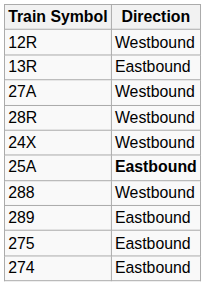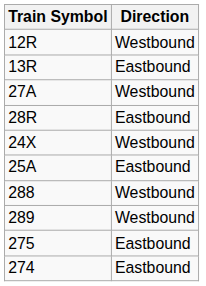(155, 117) Westbound -> (153, 117) Eastbound
(156, 167) bold -> (153, 167) normal
(153, 218) Eastbound -> (155, 218) Westbound
